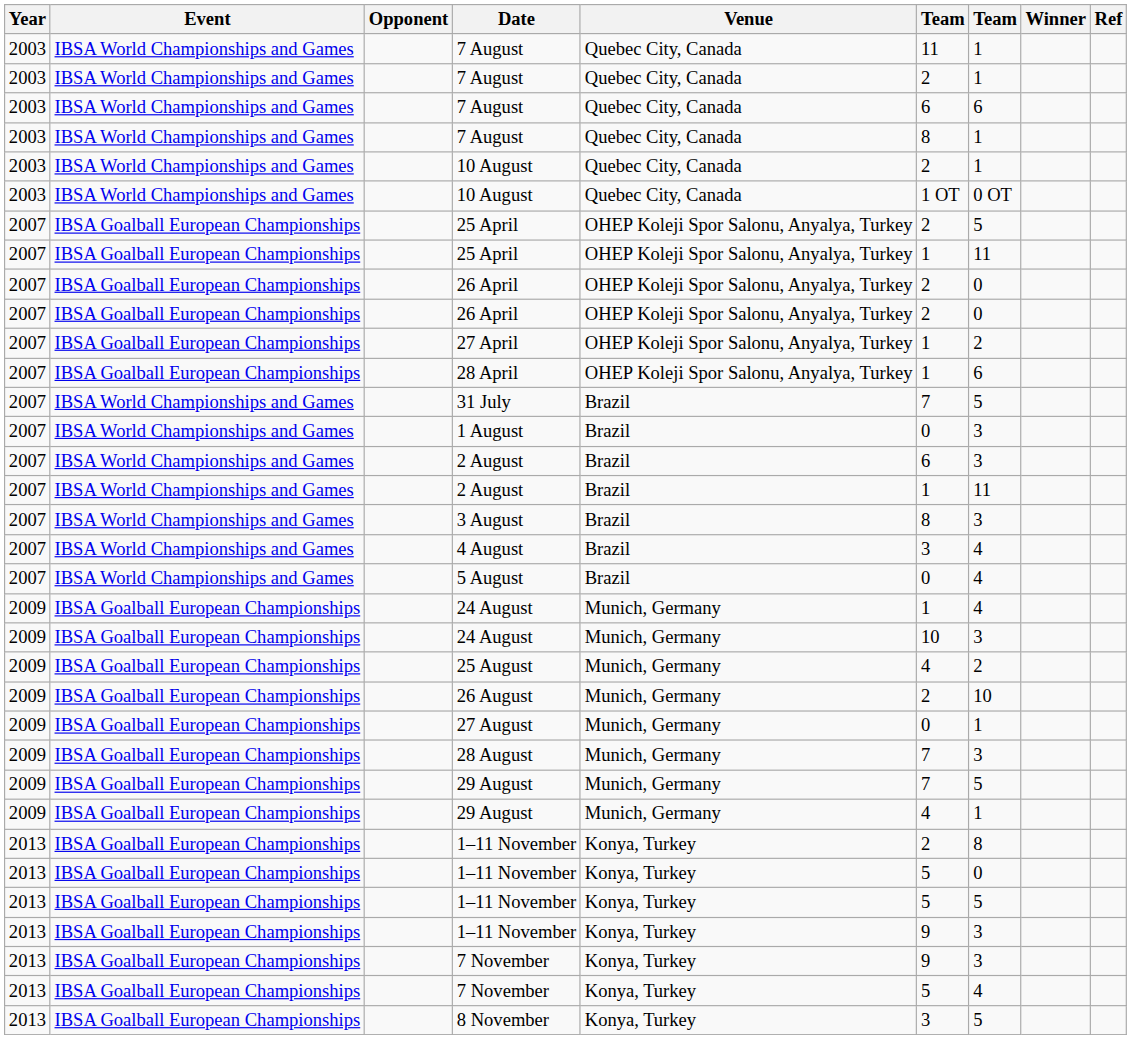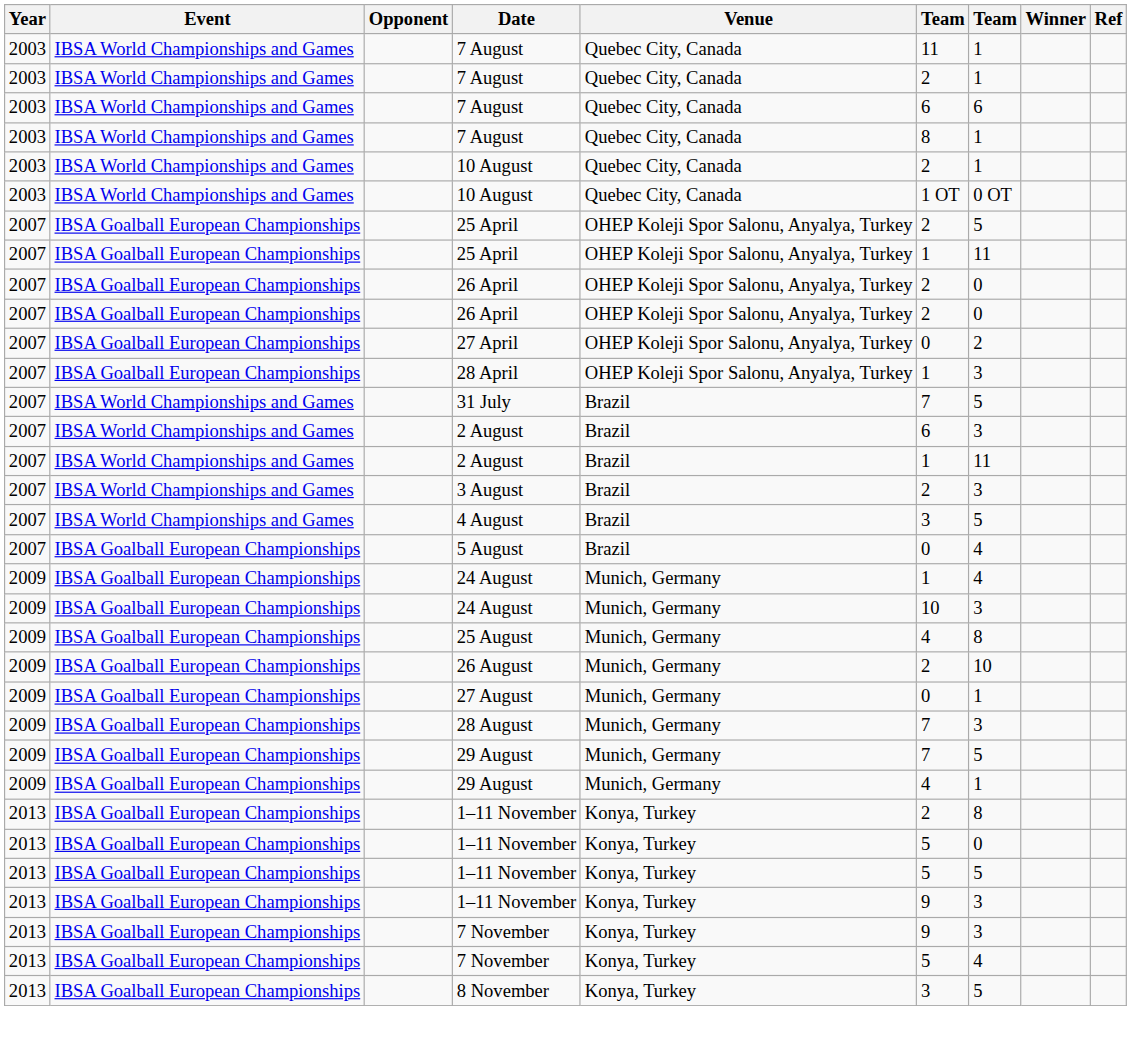(926, 343) 1 -> (926, 343) 0
(978, 372) 6 -> (978, 372) 3
- row: (27, 431)
(926, 519) 8 -> (926, 490) 2
(978, 549) 4 -> (978, 519) 5
(204, 578) IBSA World Championships and Games -> (207, 549) IBSA Goalball European Championships
(978, 666) 2 -> (978, 637) 8
